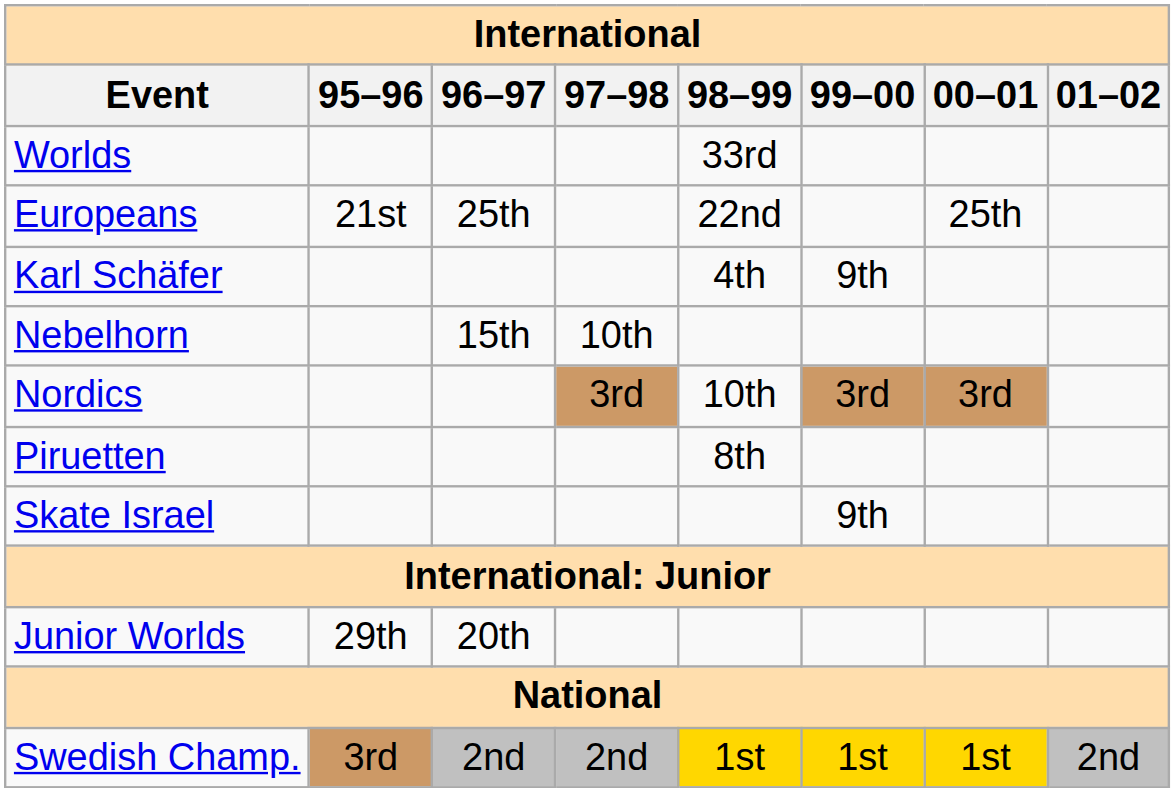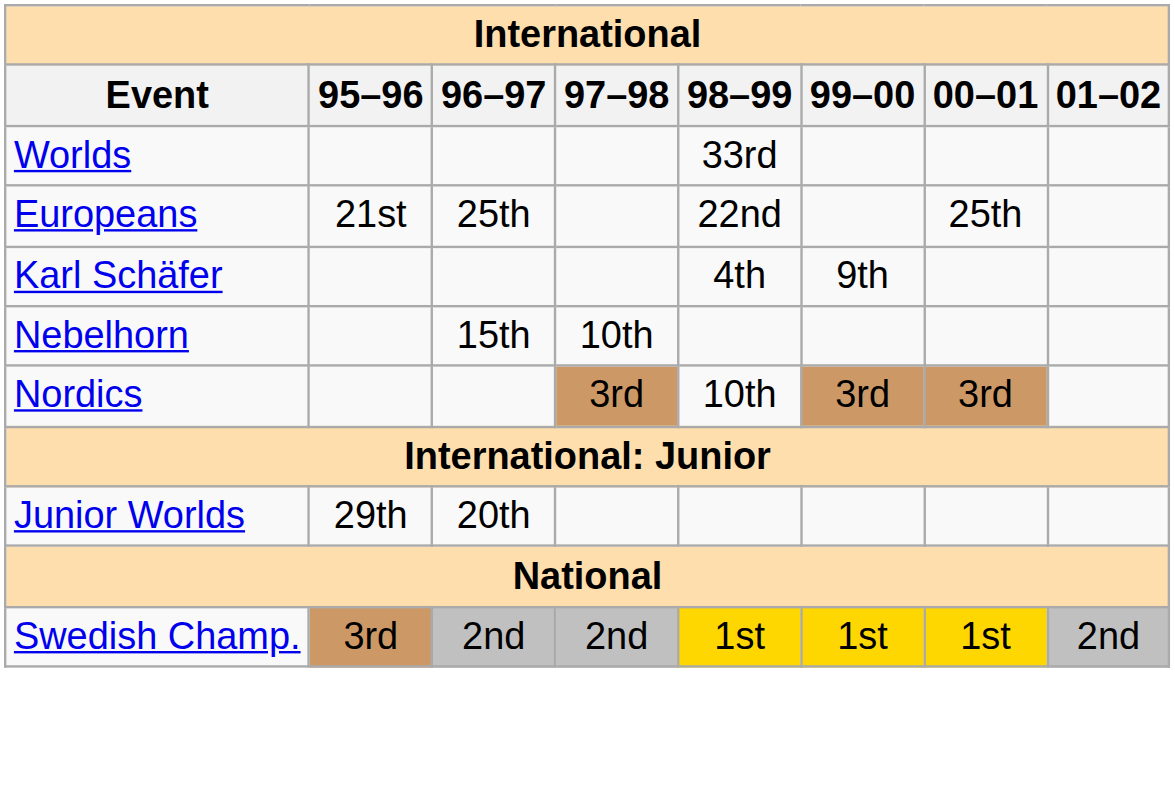- row: (90, 455)
- row: (114, 515)
